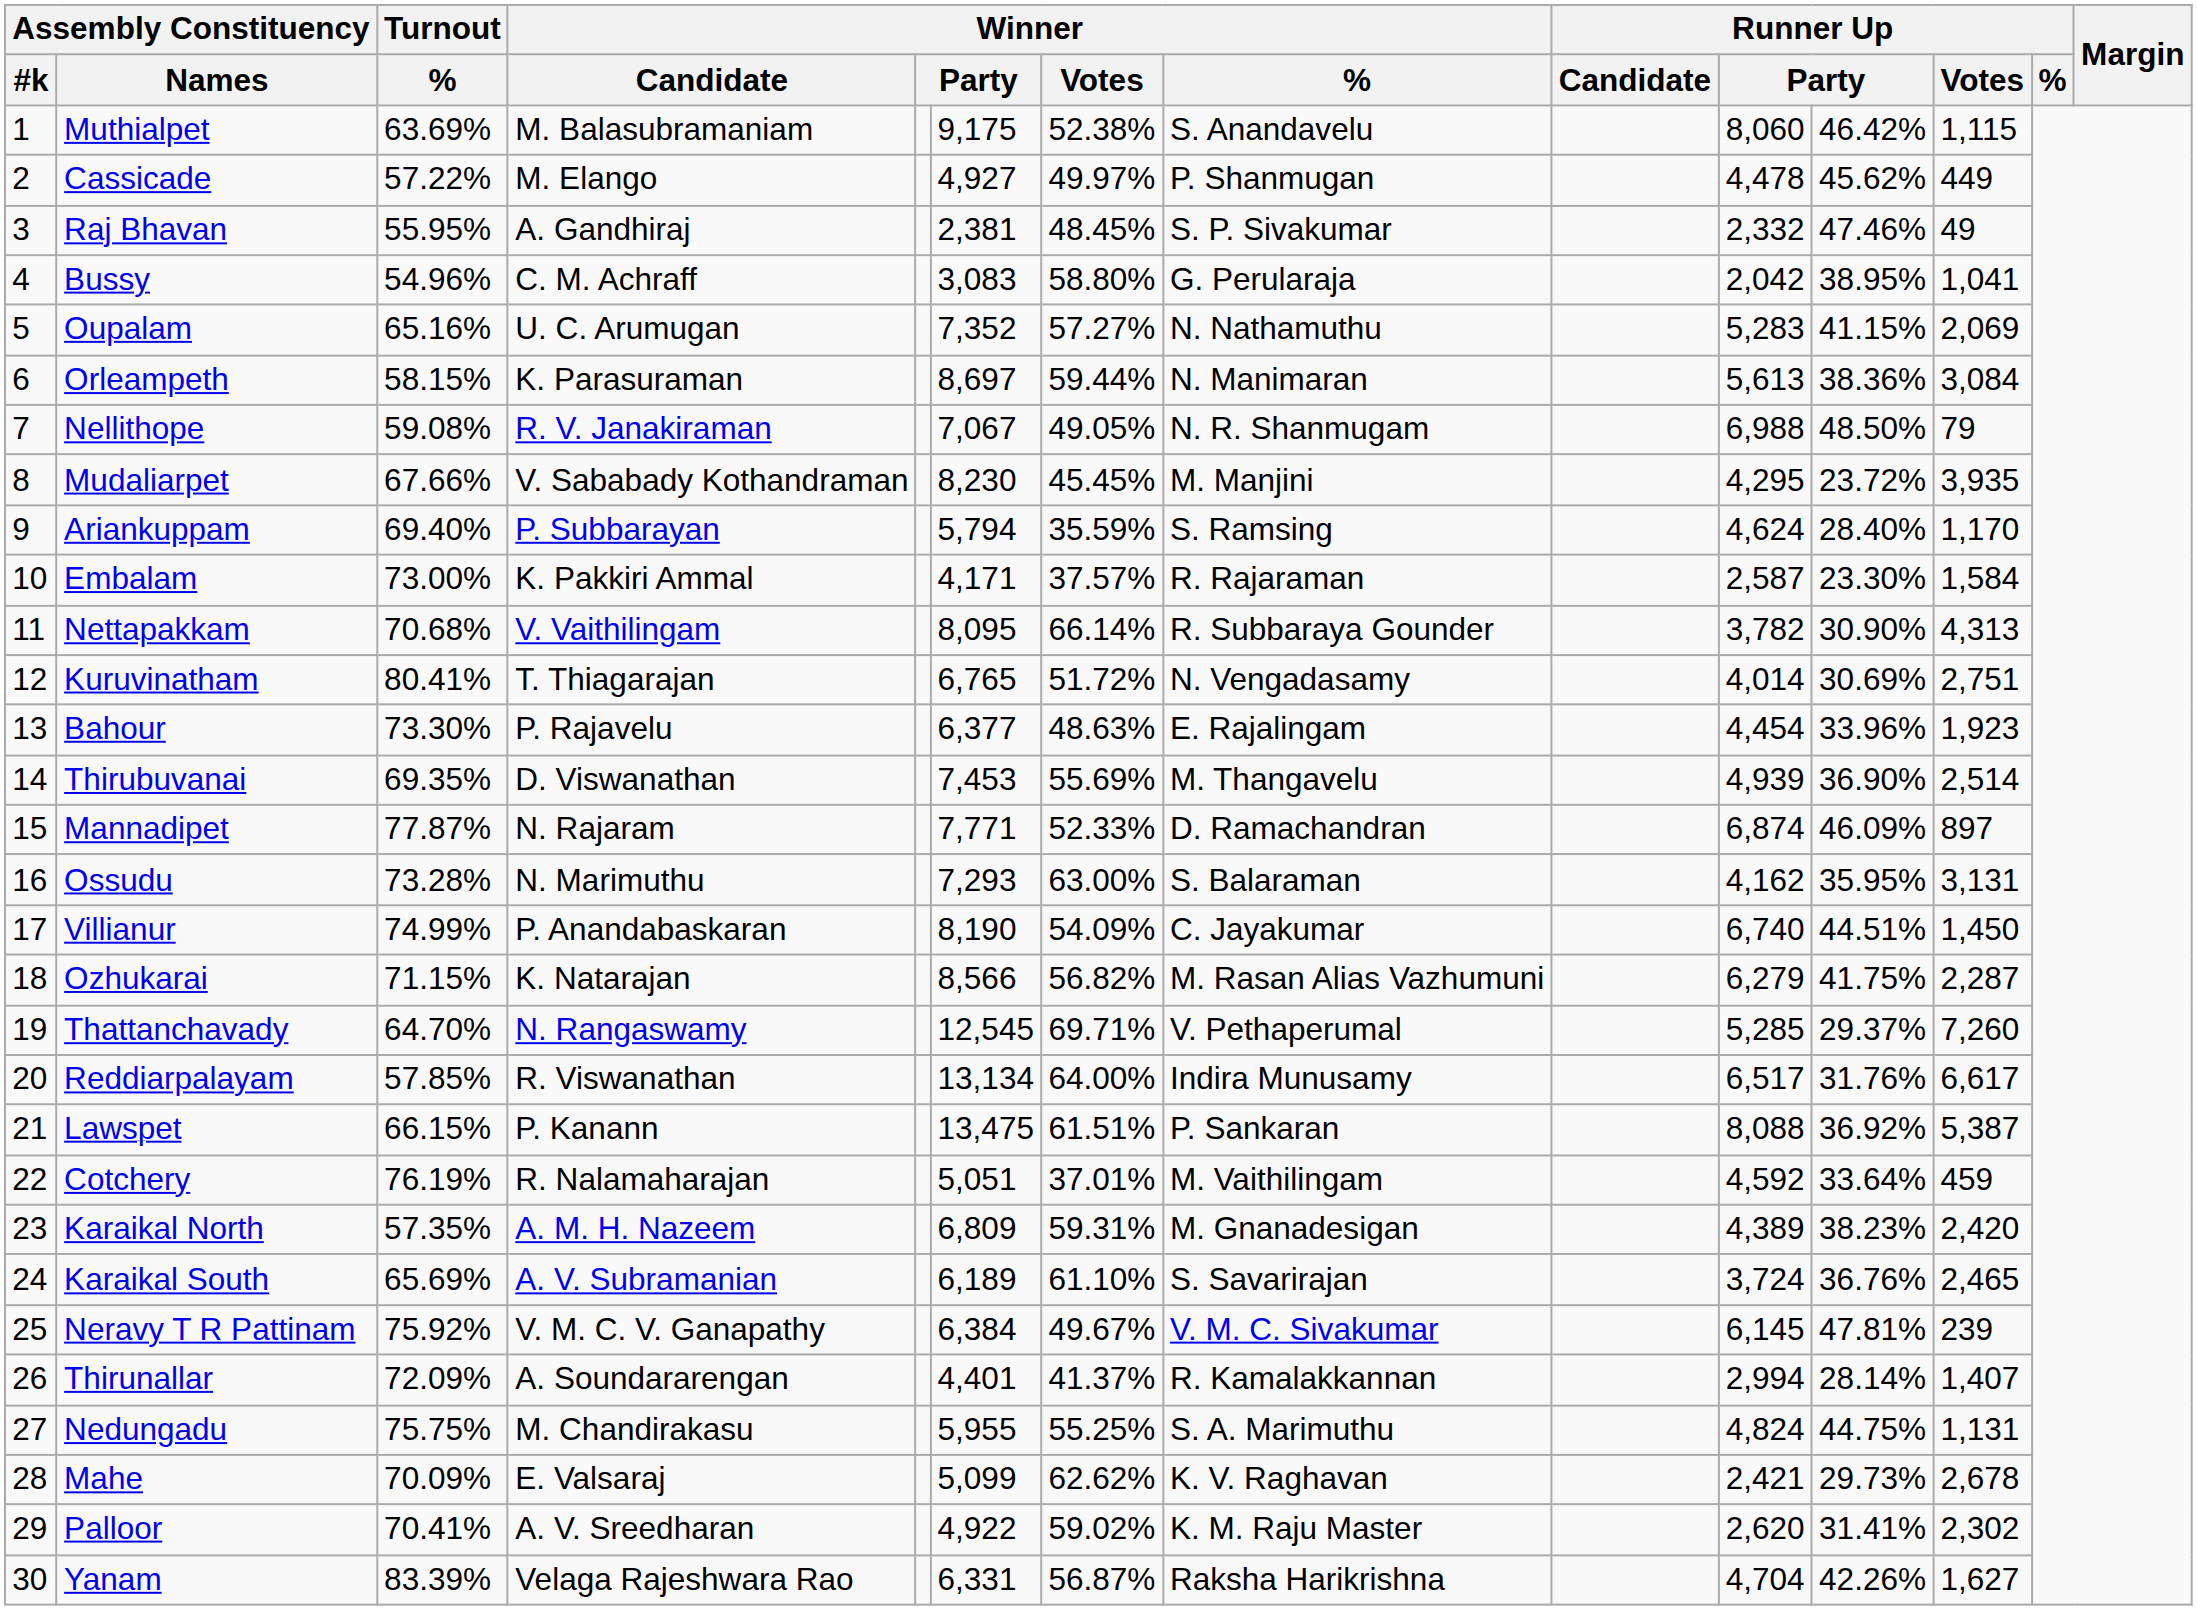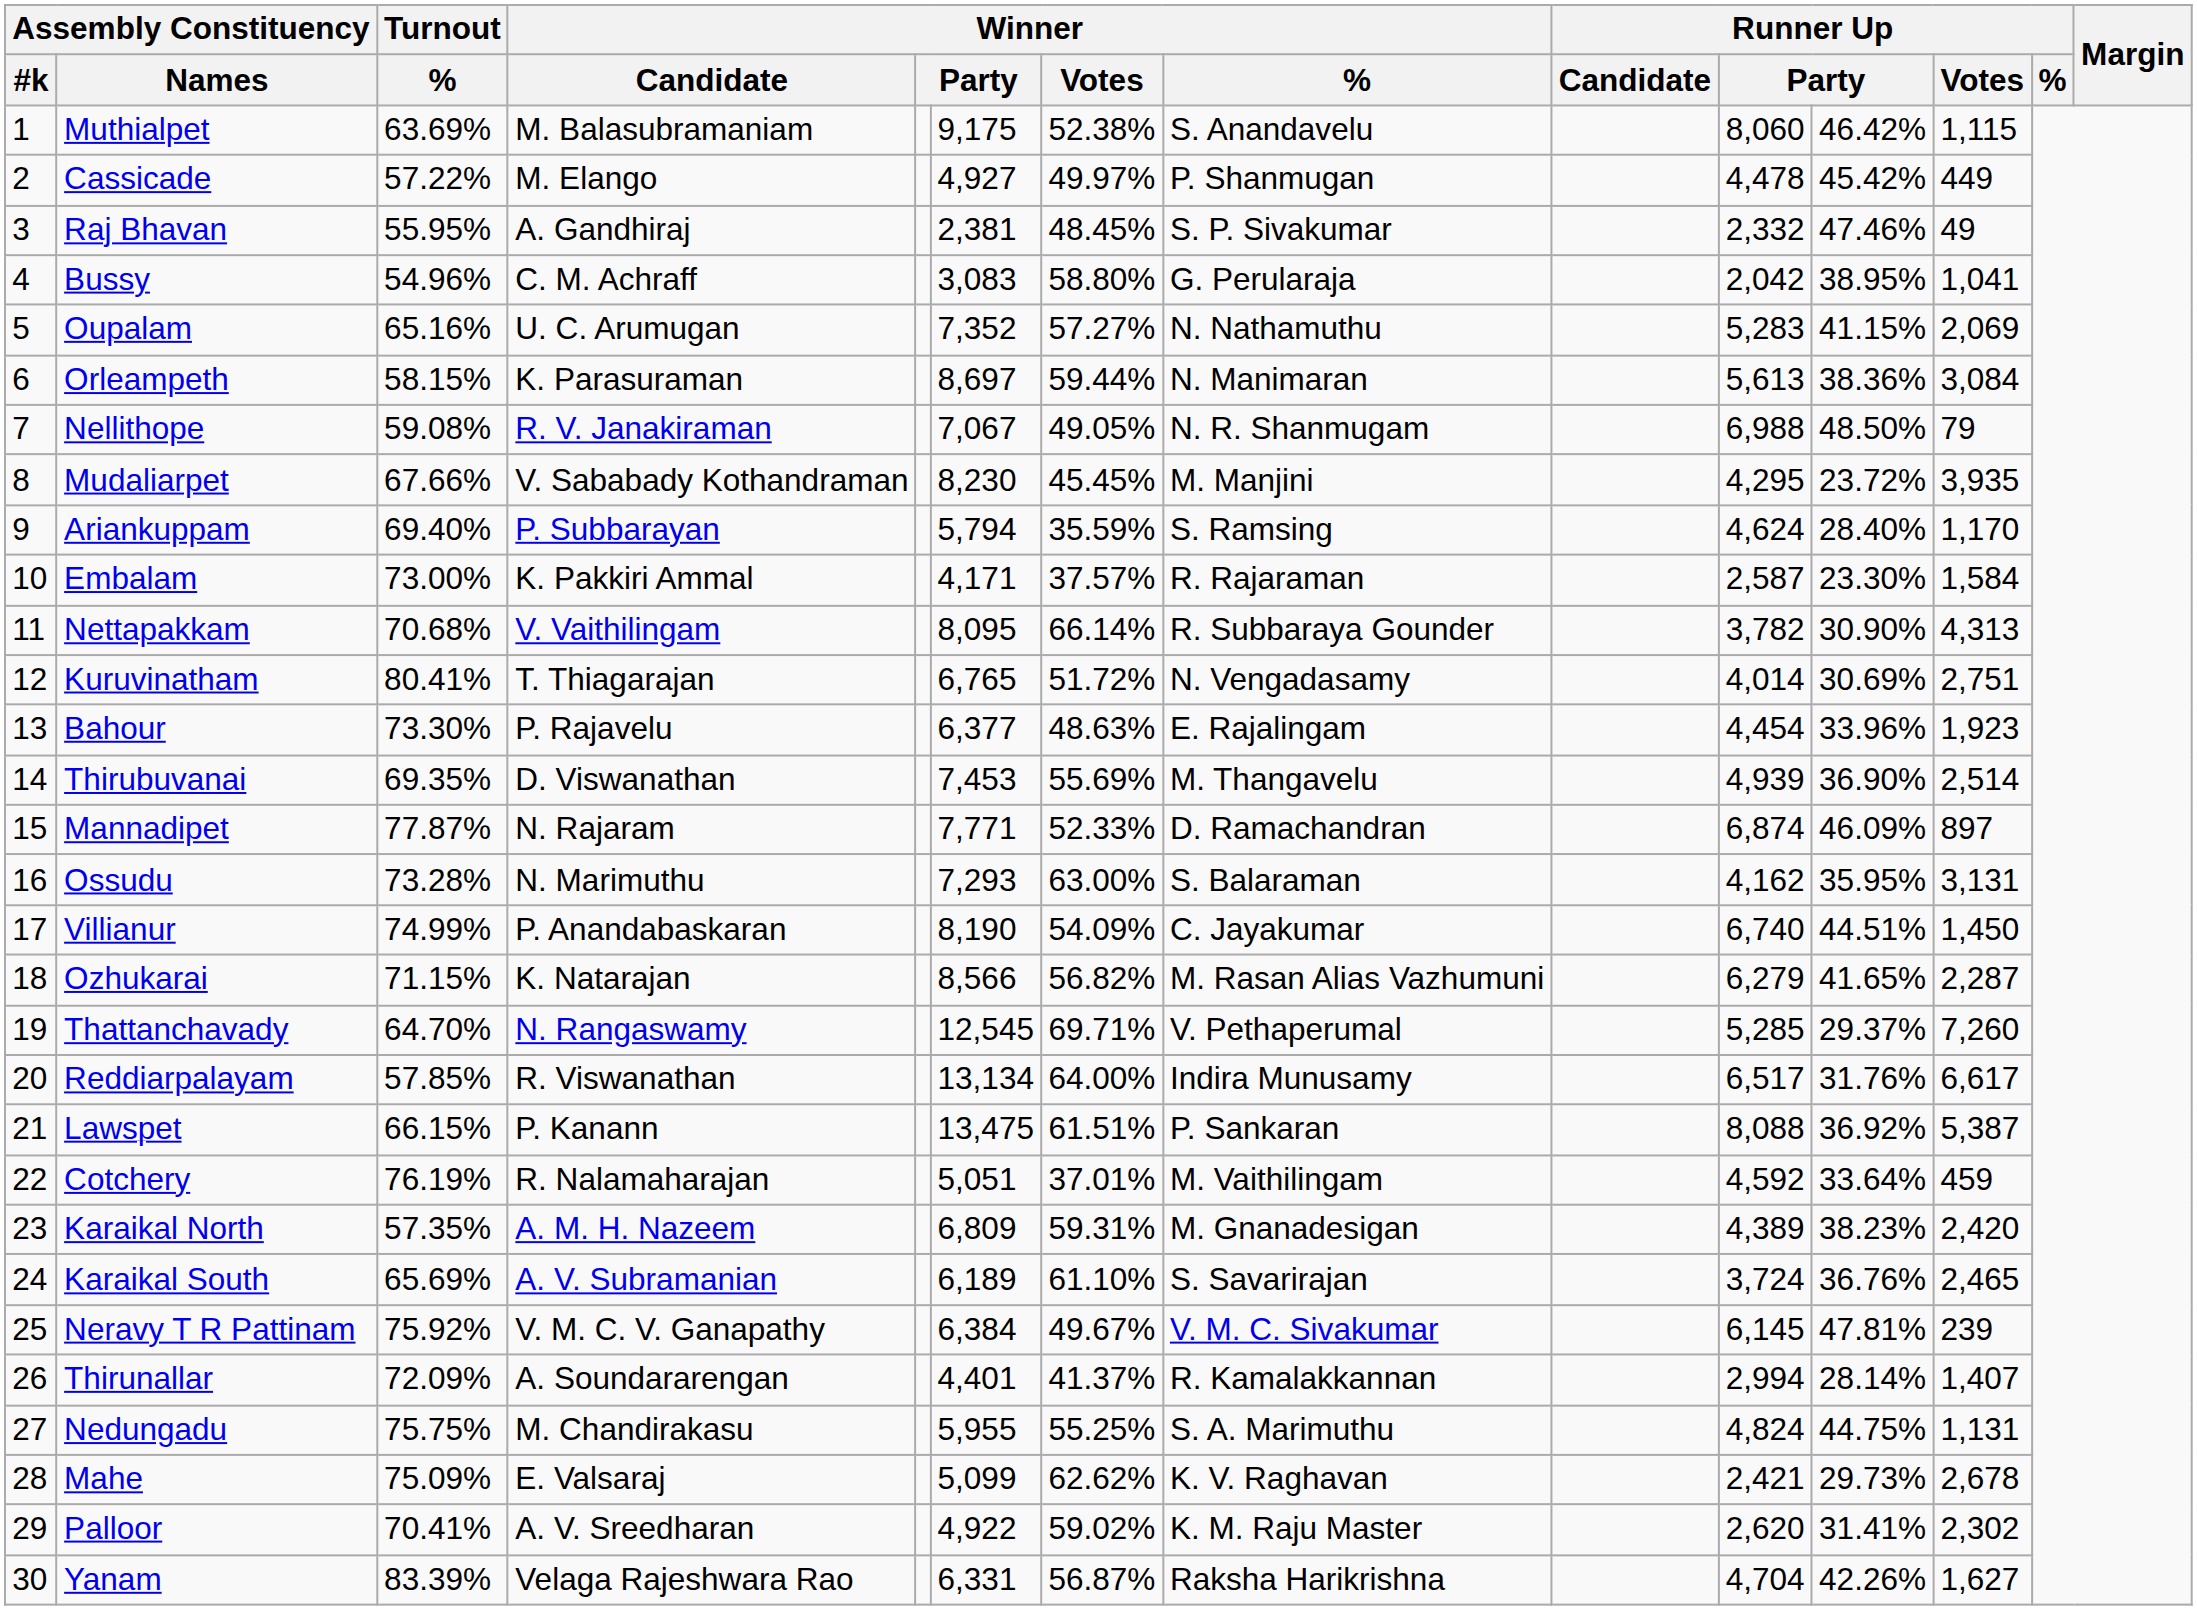(1873, 179) 45.62% -> (1873, 179) 45.42%
(1873, 979) 41.75% -> (1873, 979) 41.65%
(438, 1479) 70.09% -> (438, 1479) 75.09%
